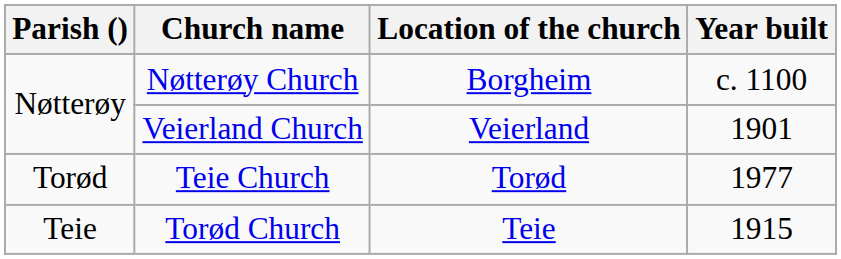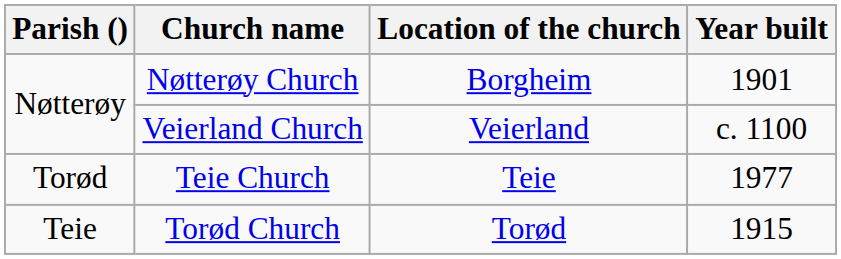(762, 79) c. 1100 -> (762, 79) 1901
(762, 128) 1901 -> (762, 128) c. 1100
(529, 178) Torød -> (529, 178) Teie
(529, 228) Teie -> (529, 228) Torød
